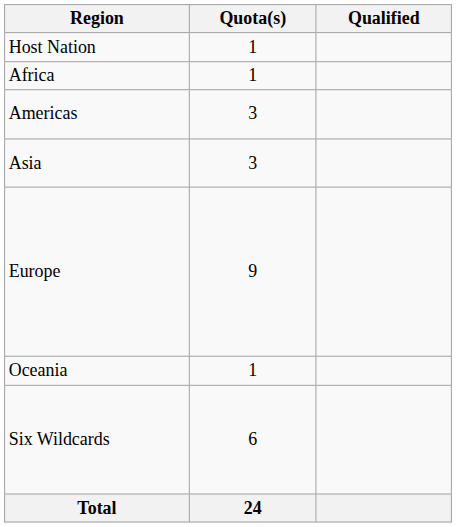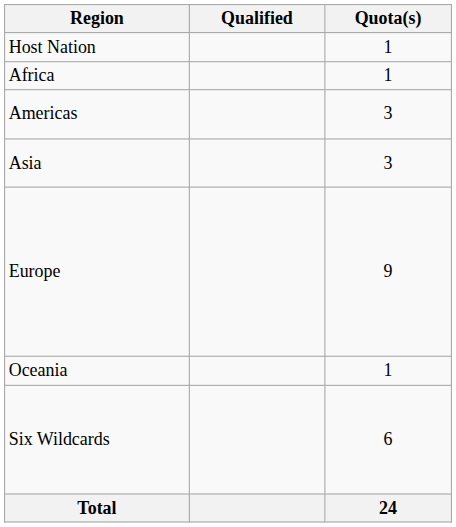columns swapped: (253, 18) <-> (384, 18)
